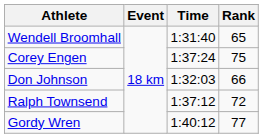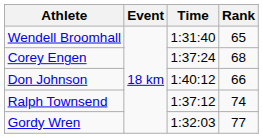(238, 58) 75 -> (238, 58) 68
(193, 80) 1:32:03 -> (193, 80) 1:40:12
(238, 101) 72 -> (238, 101) 74
(193, 122) 1:40:12 -> (193, 122) 1:32:03
